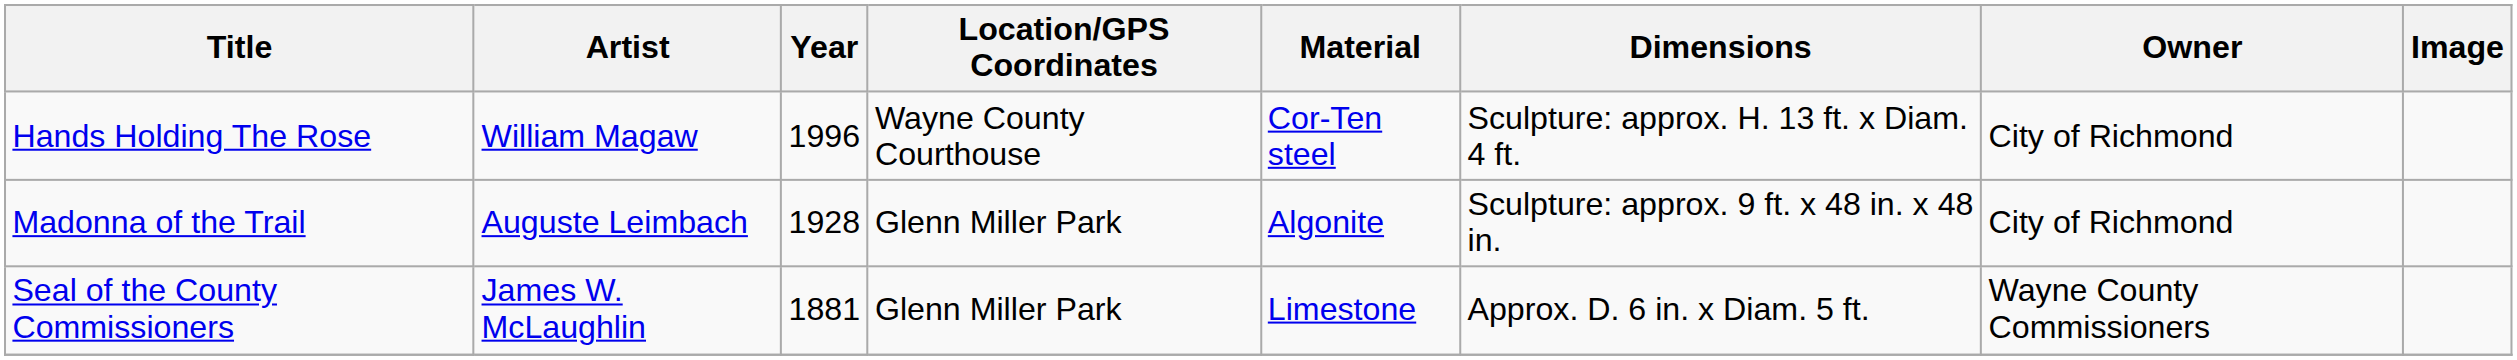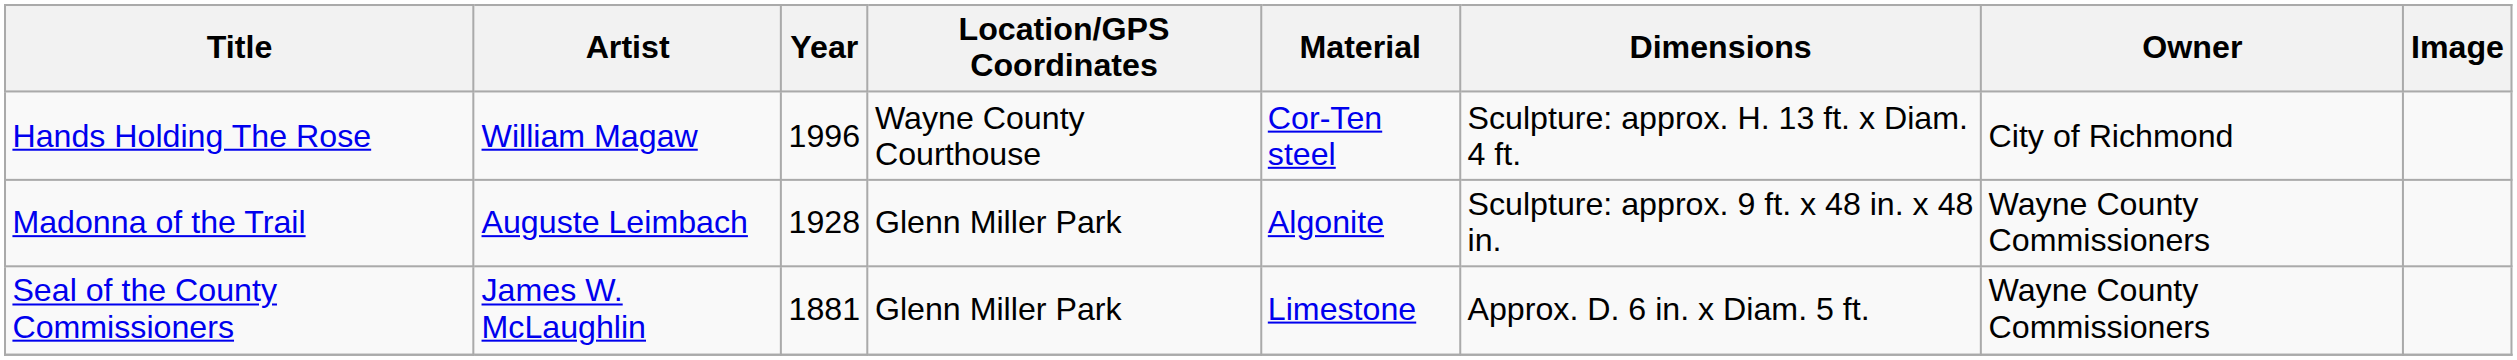(2111, 222) City of Richmond -> (2099, 222) Wayne County Commissioners
